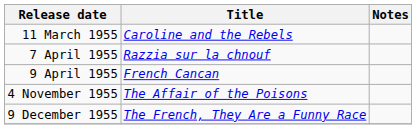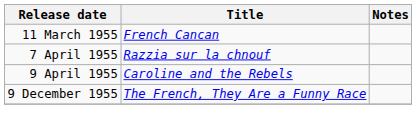(208, 34) Caroline and the Rebels -> (171, 34) French Cancan
(171, 74) French Cancan -> (208, 74) Caroline and the Rebels
- row: (63, 94)
